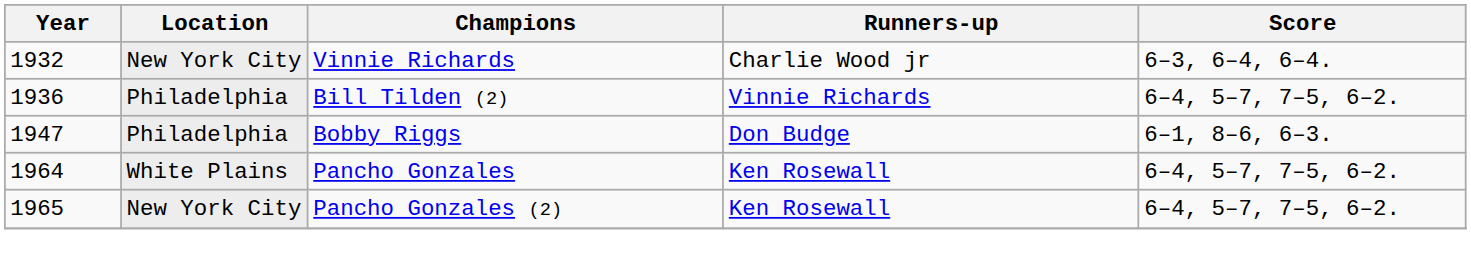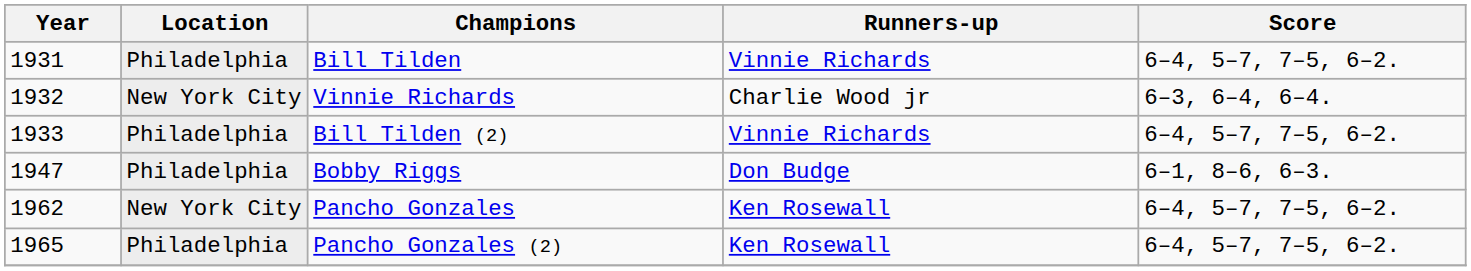+ row: (387, 60)
(37, 97) 1936 -> (37, 135) 1933
(37, 172) 1964 -> (37, 209) 1962
(207, 172) White Plains -> (214, 209) New York City
(214, 209) New York City -> (207, 246) Philadelphia
